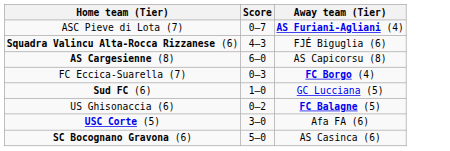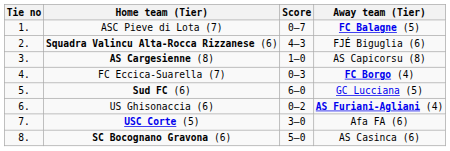+ column: (24, 12)
(340, 28) AS Furiani-Agliani (4) -> (380, 28) FC Balagne (5)
(257, 59) 6–0 -> (297, 59) 1–0
(257, 91) 1–0 -> (297, 91) 6–0
(340, 106) FC Balagne (5) -> (380, 106) AS Furiani-Agliani (4)
